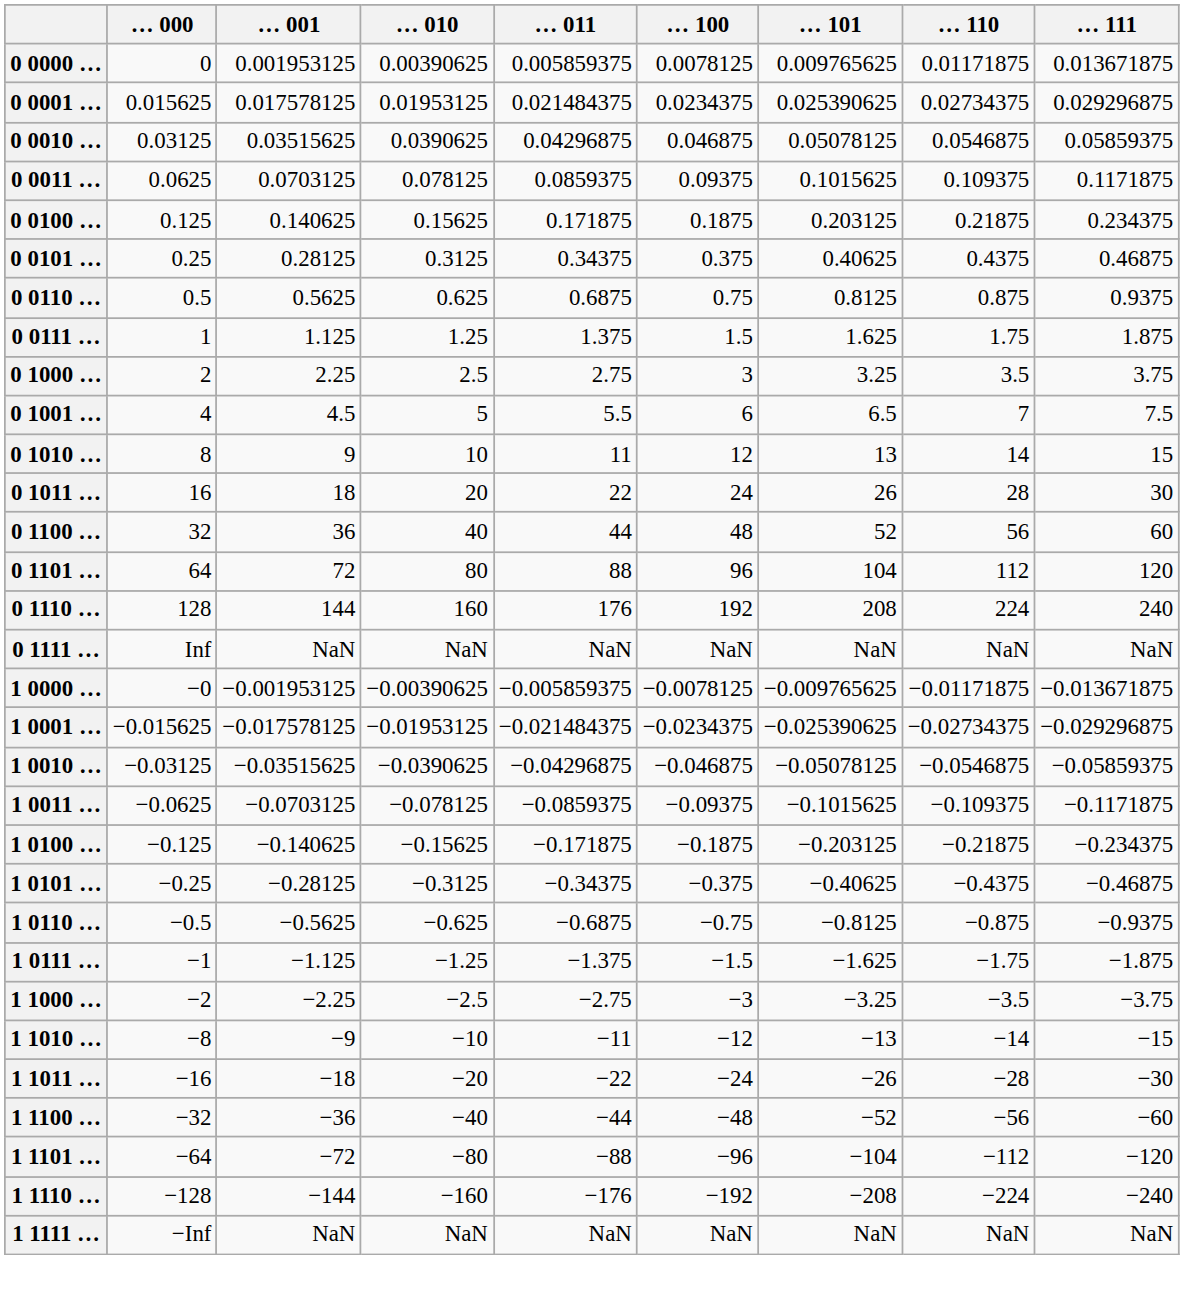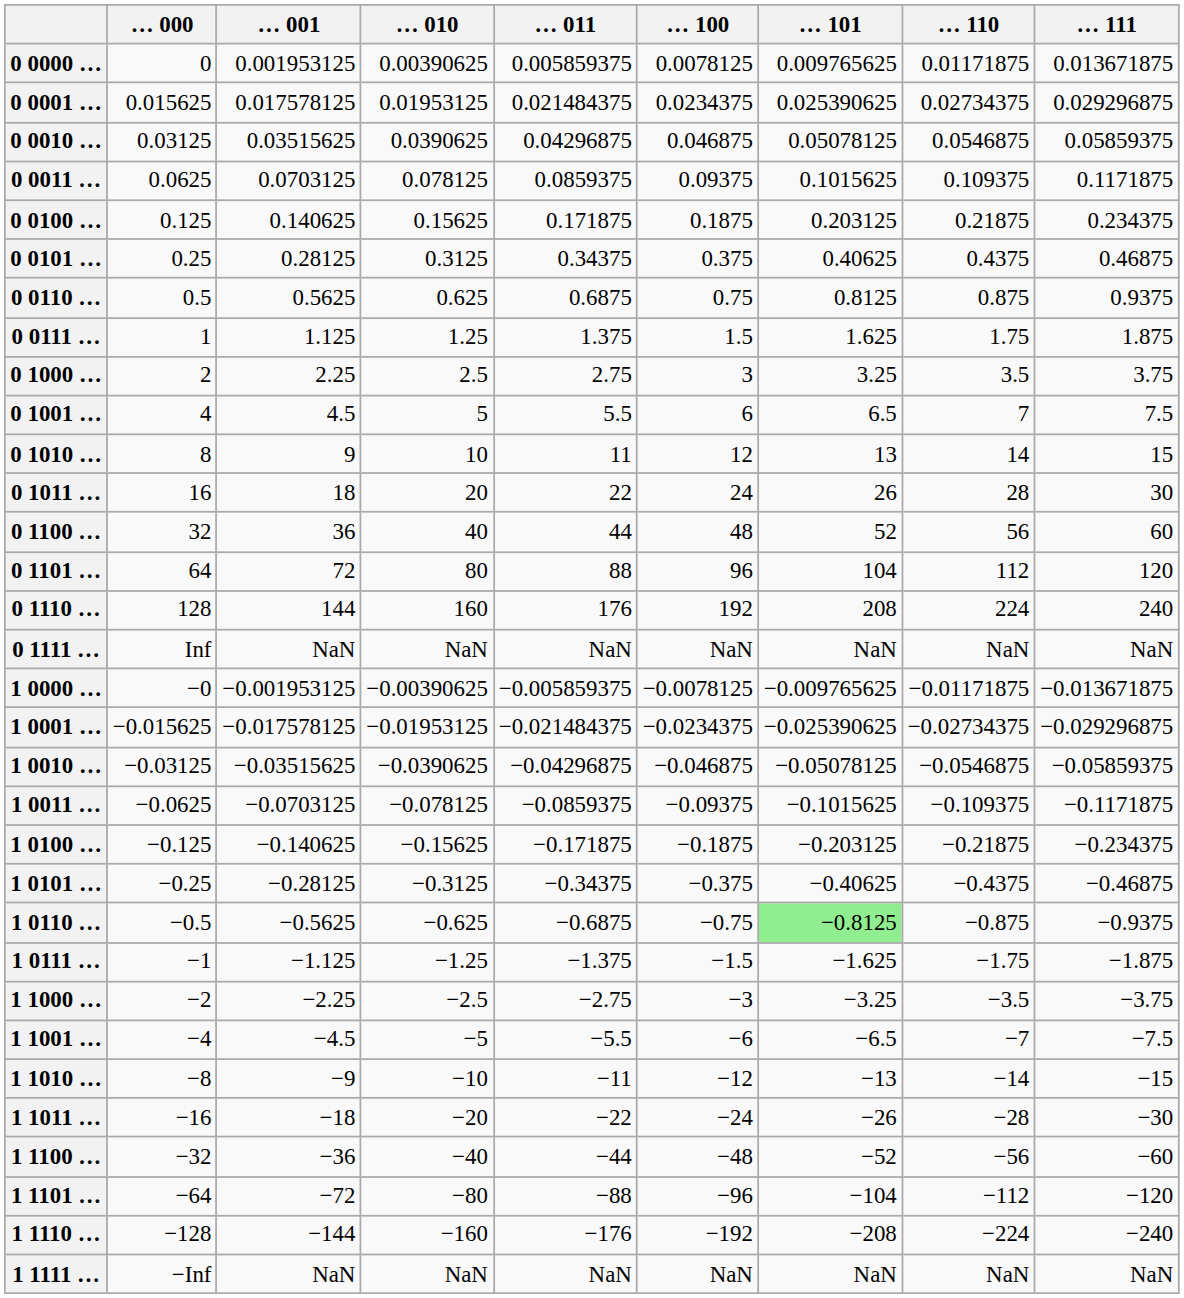(859, 922) no background -> (859, 922) lightgreen background
+ row: (56, 1039)
